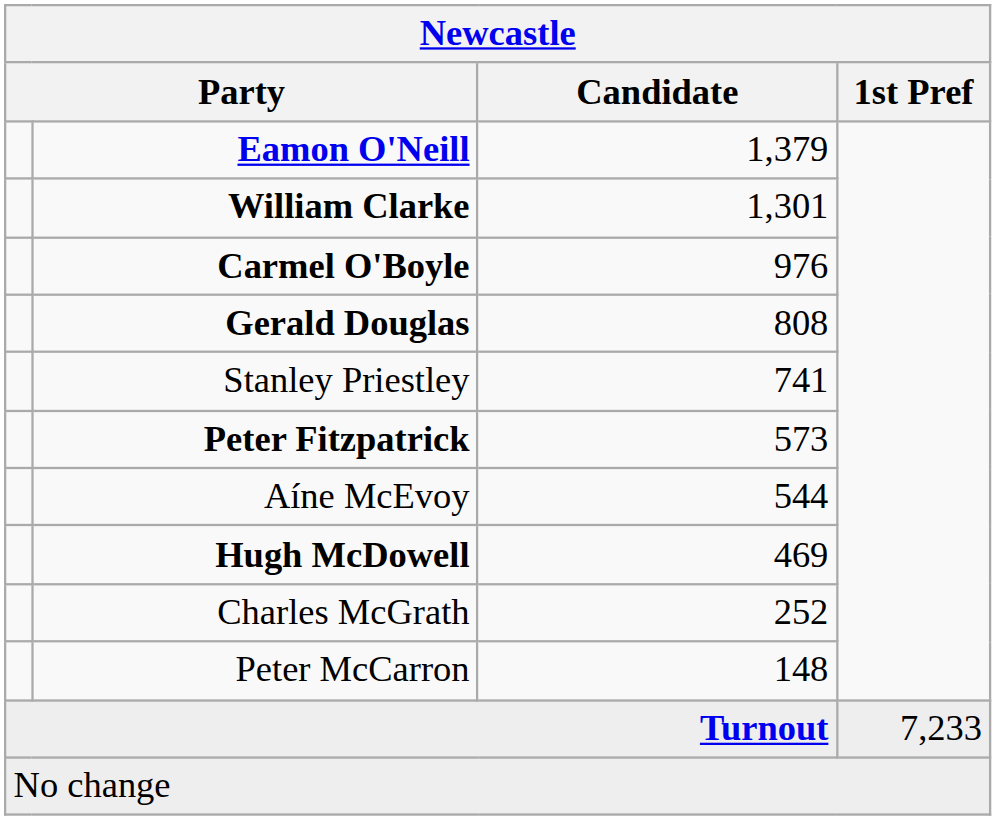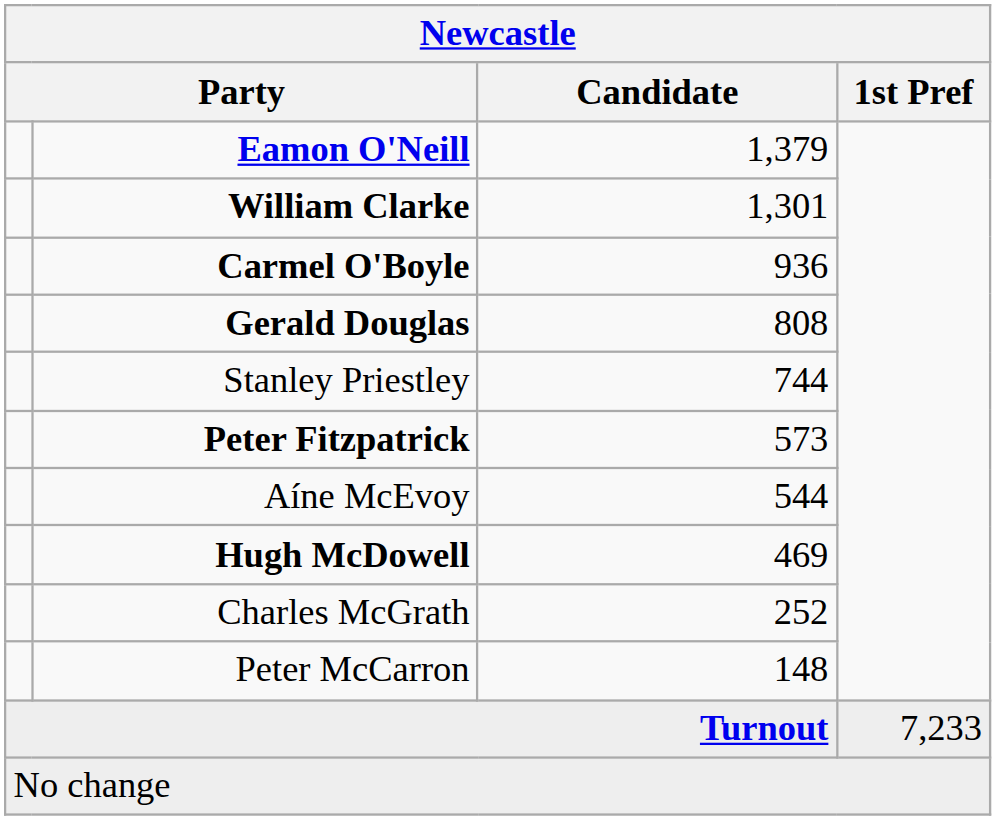(801, 264) 976 -> (801, 264) 936
(801, 380) 741 -> (801, 380) 744
